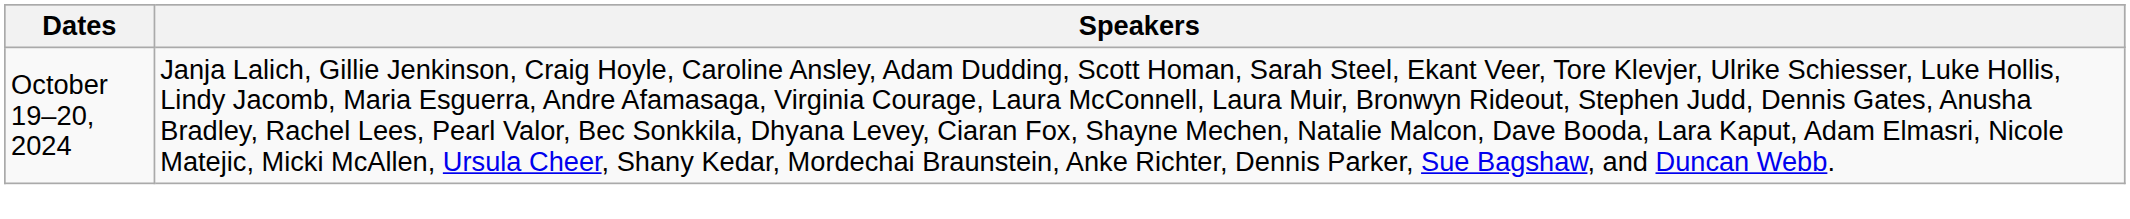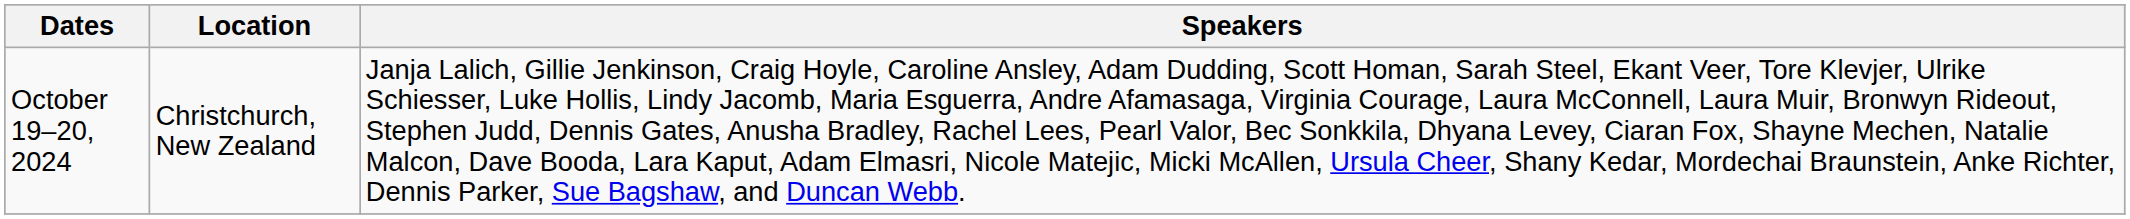+ column: (254, 26)
